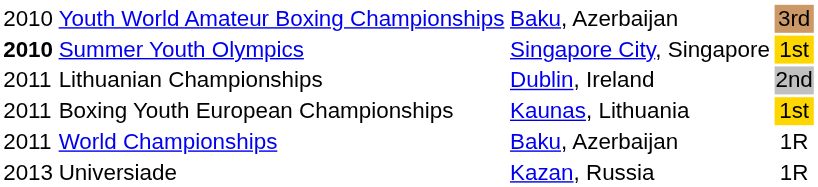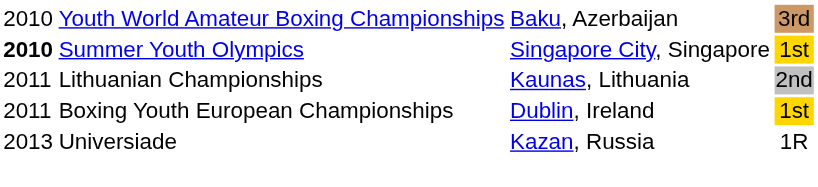(582, 80) Dublin, Ireland -> (600, 80) Kaunas, Lithuania
(600, 110) Kaunas, Lithuania -> (582, 110) Dublin, Ireland
- row: (168, 141)
